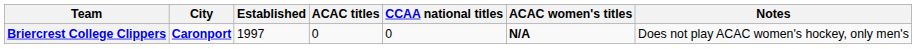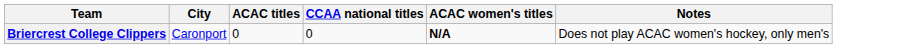- column: (272, 14)
(202, 33) bold -> (199, 33) normal
